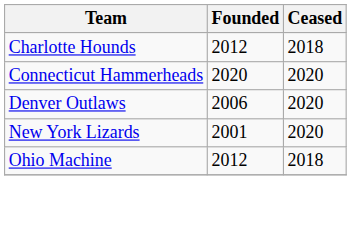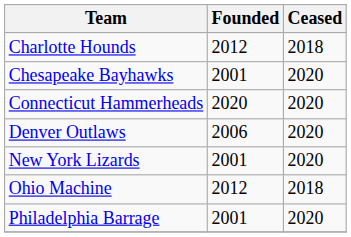+ row: (91, 75)
+ row: (84, 217)
